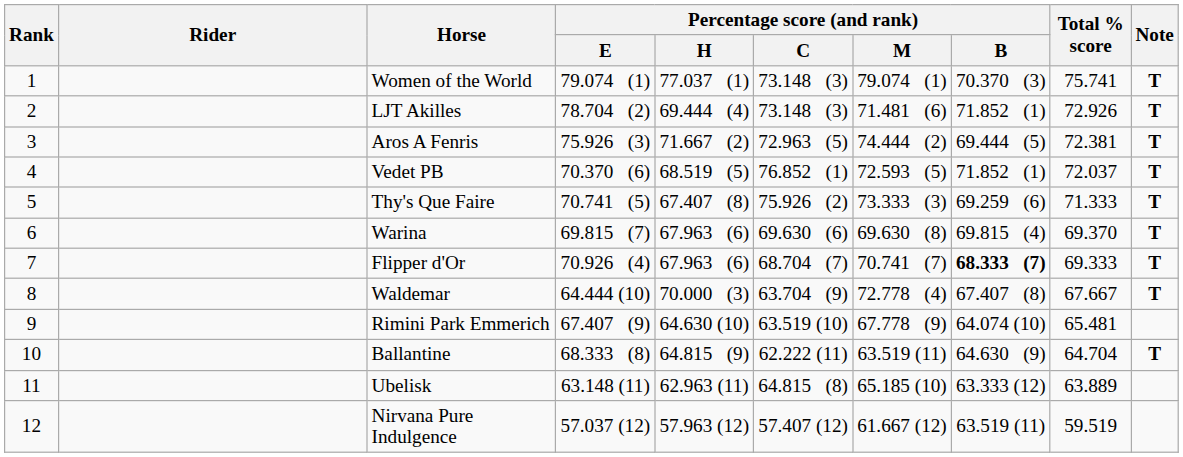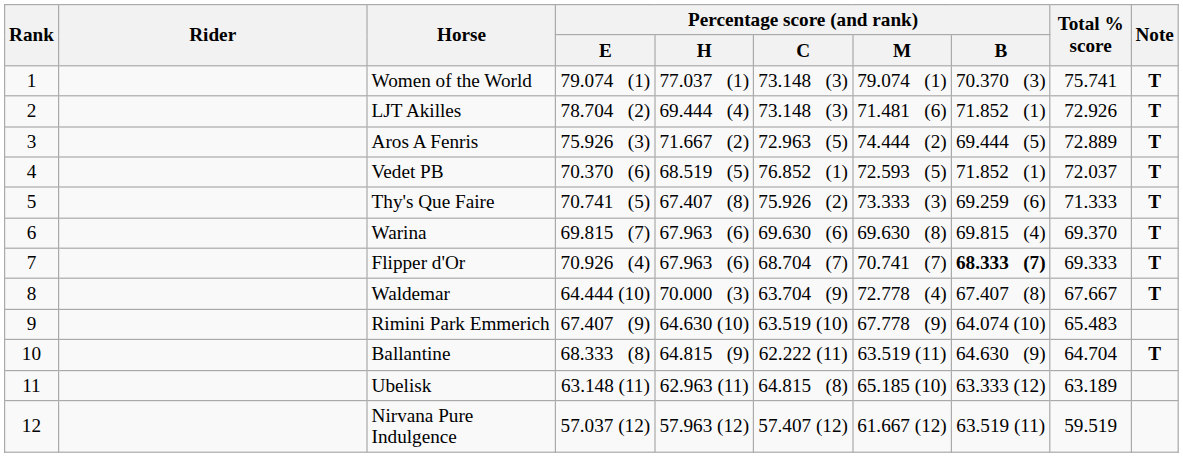(1091, 141) 72.381 -> (1091, 141) 72.889
(1091, 324) 65.481 -> (1091, 324) 65.483
(1091, 385) 63.889 -> (1091, 385) 63.189
